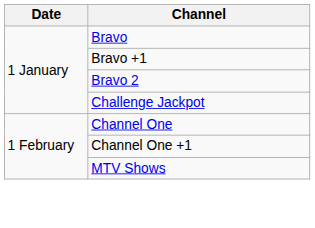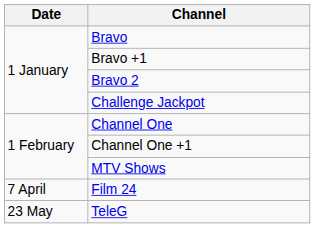+ row: (114, 189)
+ row: (109, 211)
